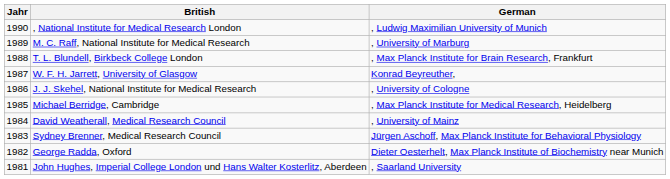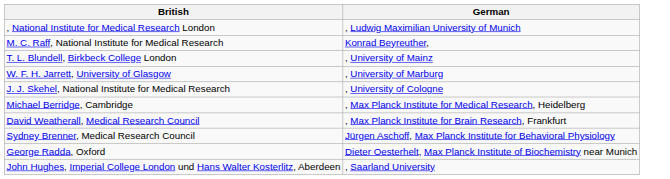- column: (17, 12)
(420, 43) , University of Marburg -> (387, 43) Konrad Beyreuther,
(482, 58) , Max Planck Institute for Brain Research, Frankfurt -> (389, 58) , University of Mainz
(413, 74) Konrad Beyreuther, -> (394, 74) , University of Marburg
(415, 120) , University of Mainz -> (456, 120) , Max Planck Institute for Brain Research, Frankfurt
